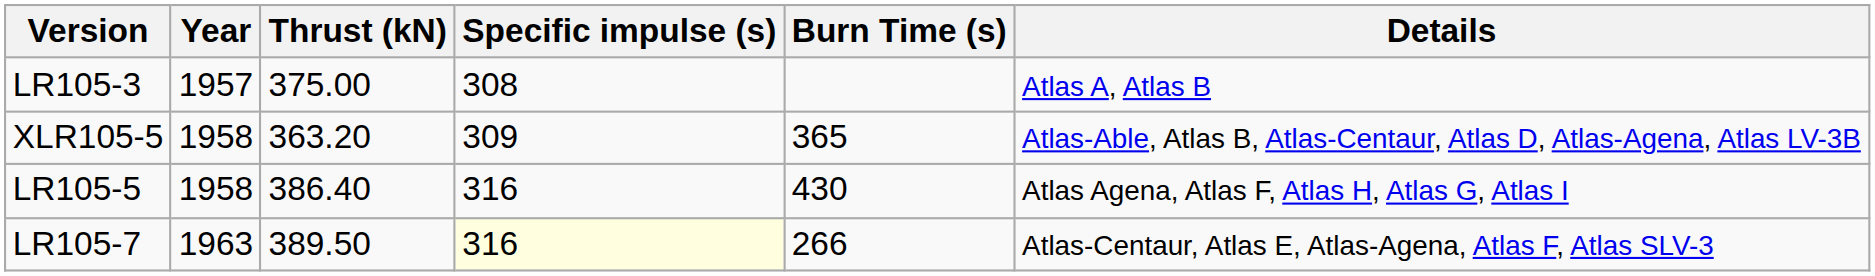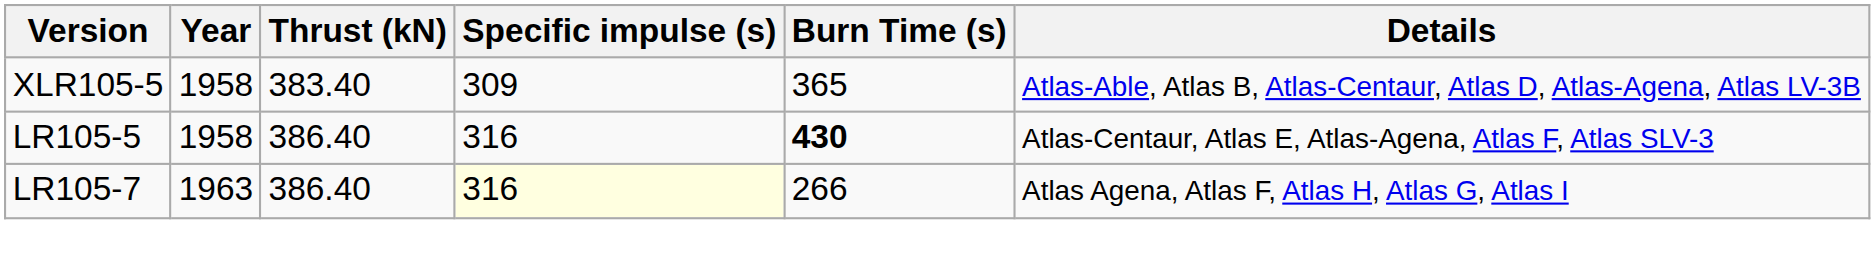- row: (77, 84)
(320, 137) 363.20 -> (320, 84) 383.40
(820, 190) normal -> (820, 137) bold
(1295, 192) Atlas Agena, Atlas F, Atlas H, Atlas G, Atlas I -> (1368, 139) Atlas-Centaur, Atlas E, Atlas-Agena, Atlas F, Atlas SLV-3
(320, 243) 389.50 -> (320, 190) 386.40
(1368, 245) Atlas-Centaur, Atlas E, Atlas-Agena, Atlas F, Atlas SLV-3 -> (1295, 192) Atlas Agena, Atlas F, Atlas H, Atlas G, Atlas I
